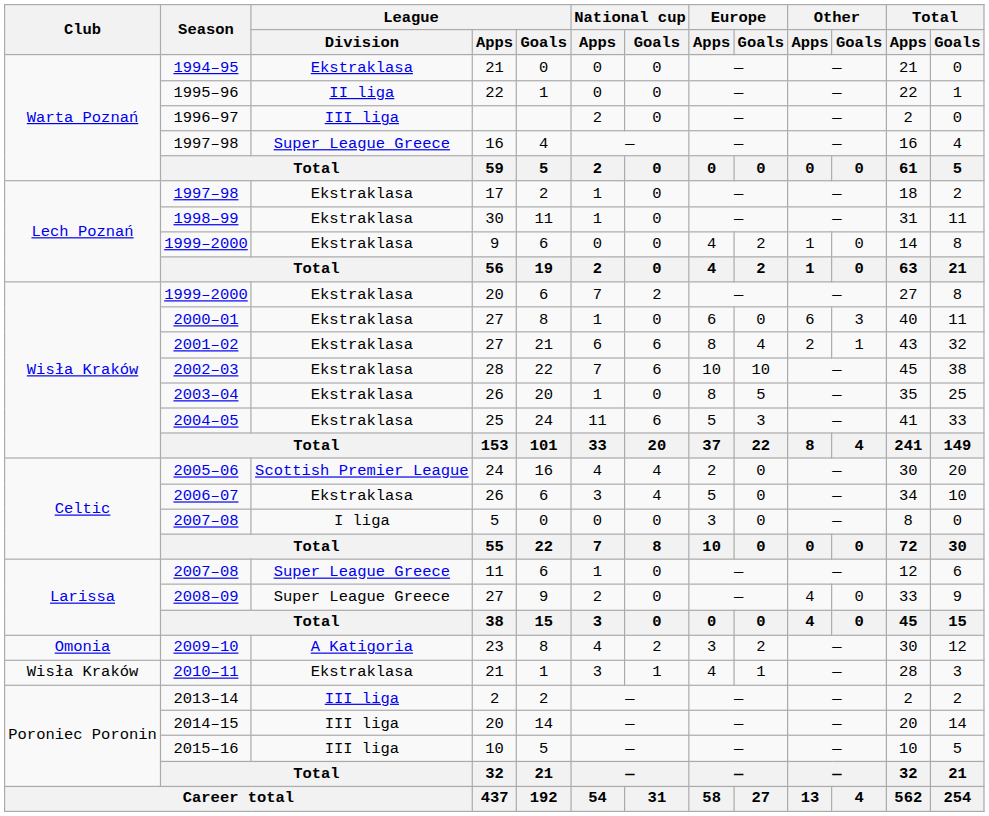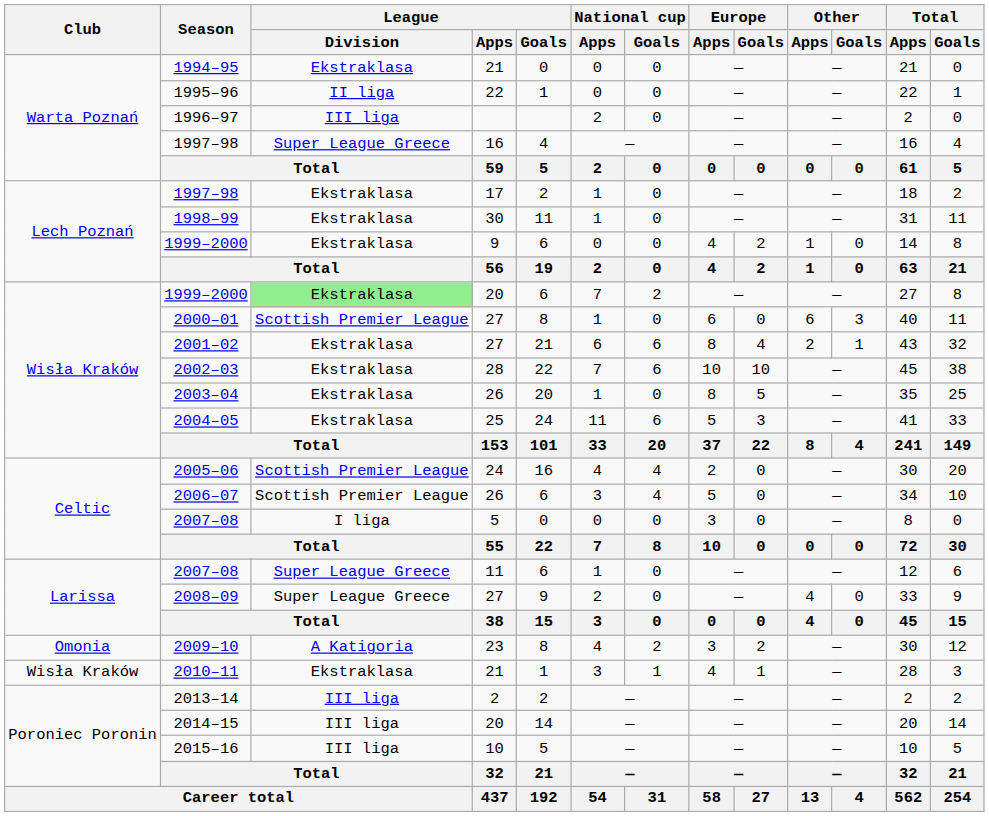(362, 295) no background -> (362, 295) lightgreen background
(362, 320) Ekstraklasa -> (362, 320) Scottish Premier League
(362, 496) Ekstraklasa -> (362, 496) Scottish Premier League
